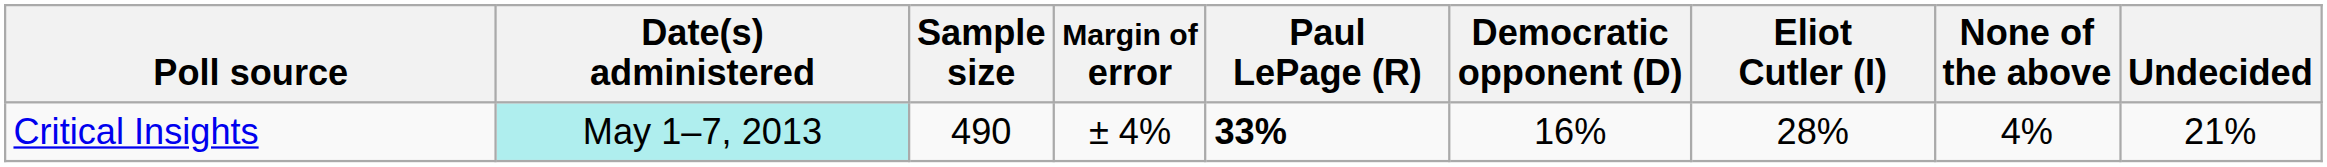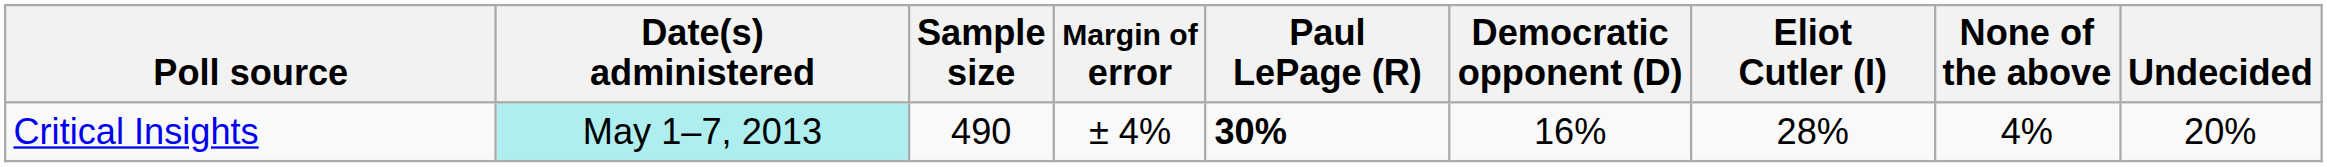(1251, 131) 33% -> (1251, 131) 30%
(2220, 131) 21% -> (2220, 131) 20%
